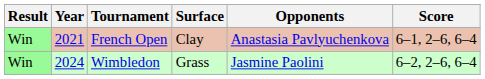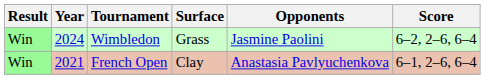rows swapped: (129, 39) <-> (125, 62)
